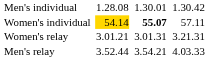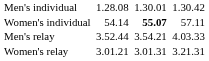(116, 22) gold background -> (116, 22) no background
rows swapped: (29, 52) <-> (36, 37)
